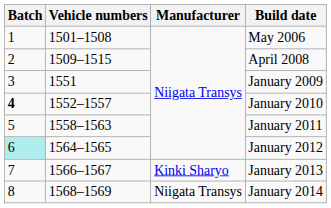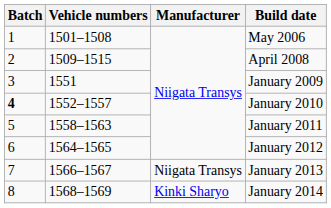(11, 147) paleturquoise background -> (11, 147) no background
(191, 170) Kinki Sharyo -> (198, 170) Niigata Transys
(198, 192) Niigata Transys -> (191, 192) Kinki Sharyo
